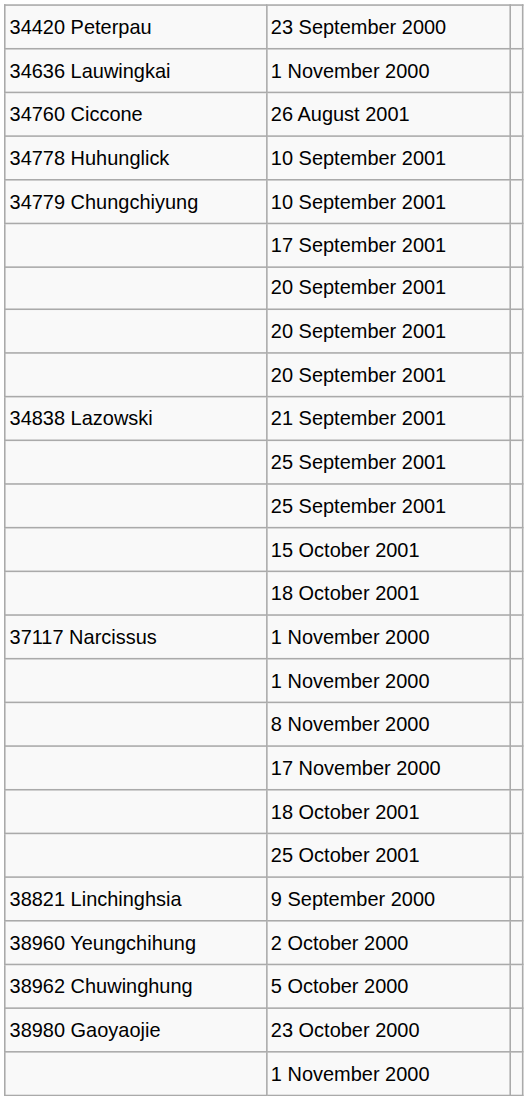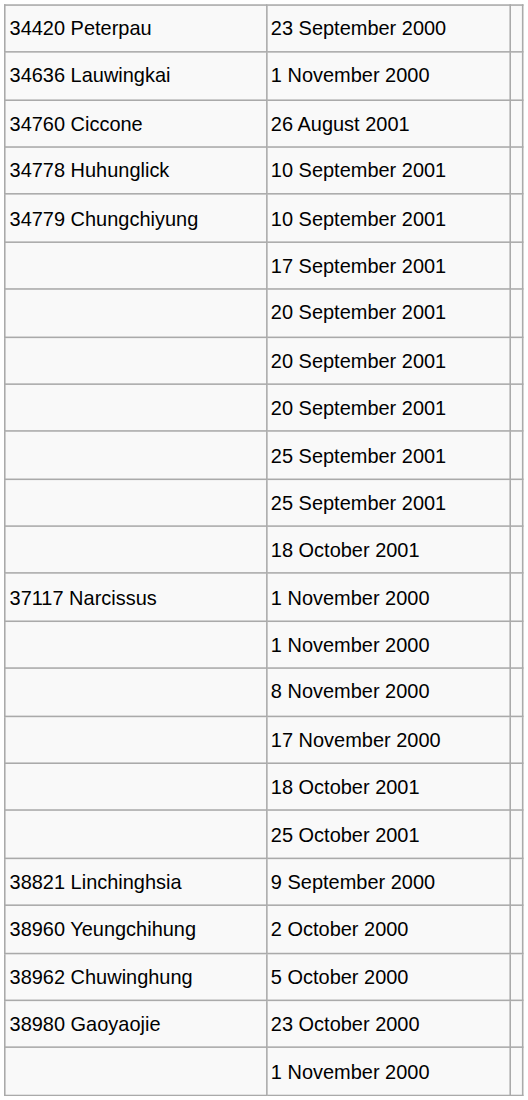- row: (81, 419)
- row: (135, 550)
